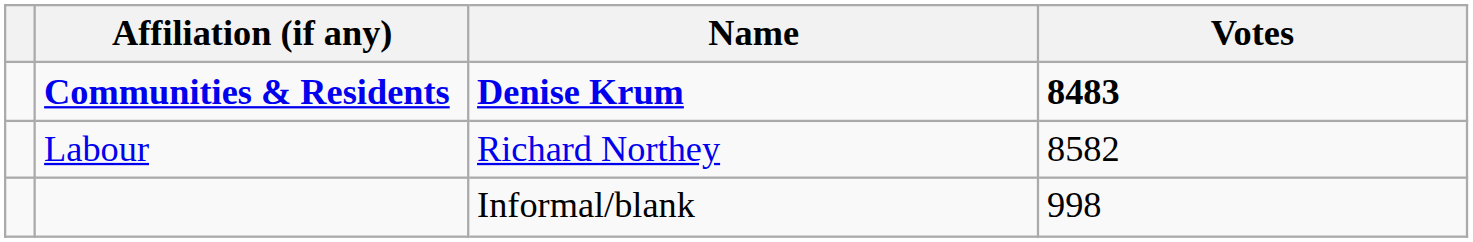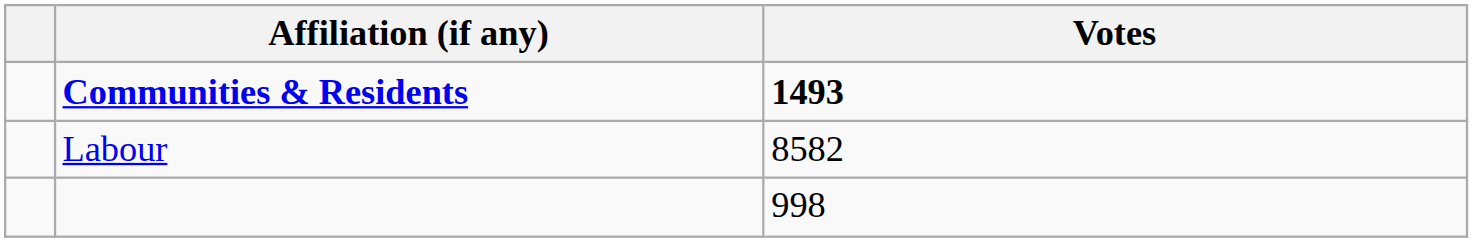- column: (754, 33)
(1083, 90) 8483 -> (808, 90) 1493
